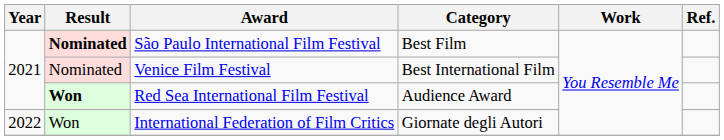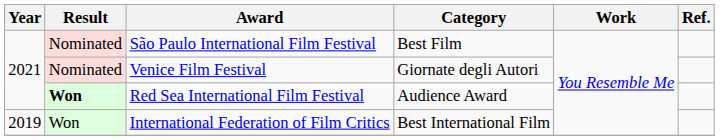(88, 43) bold -> (85, 43) normal
(478, 69) Best International Film -> (468, 69) Giornate degli Autori
(25, 122) 2022 -> (25, 122) 2019
(472, 122) Giornate degli Autori -> (474, 122) Best International Film
